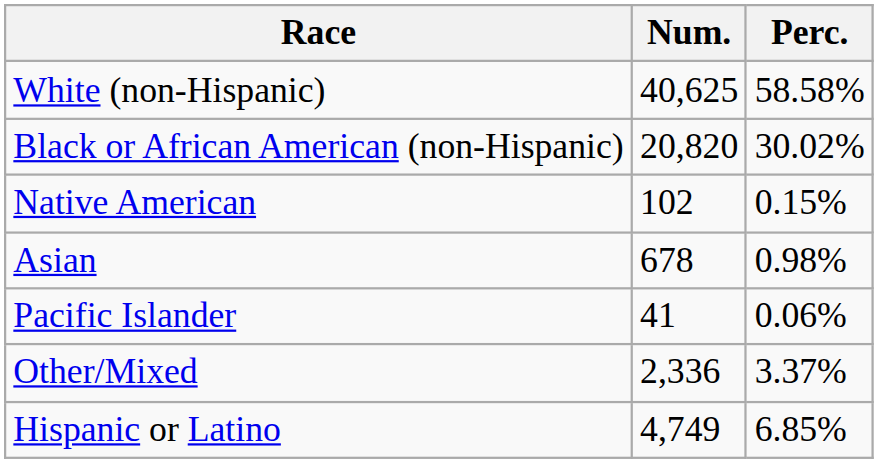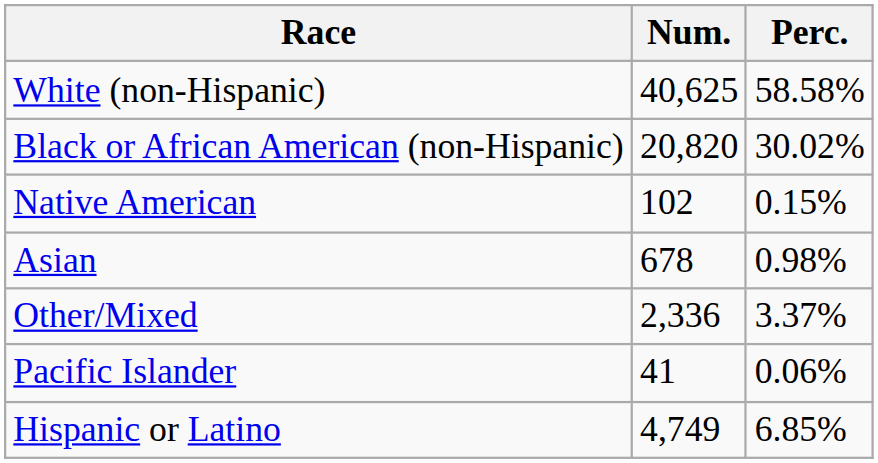rows swapped: (125, 315) <-> (105, 372)
